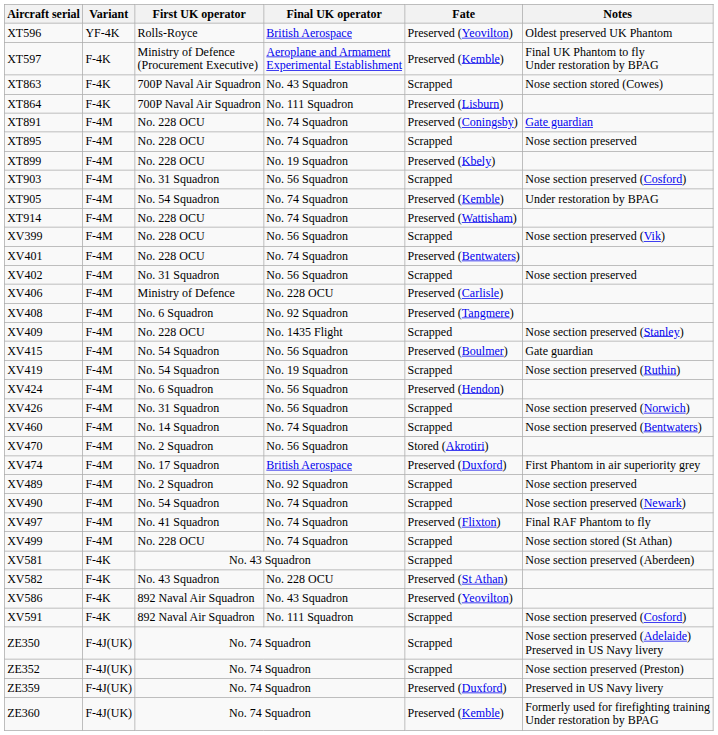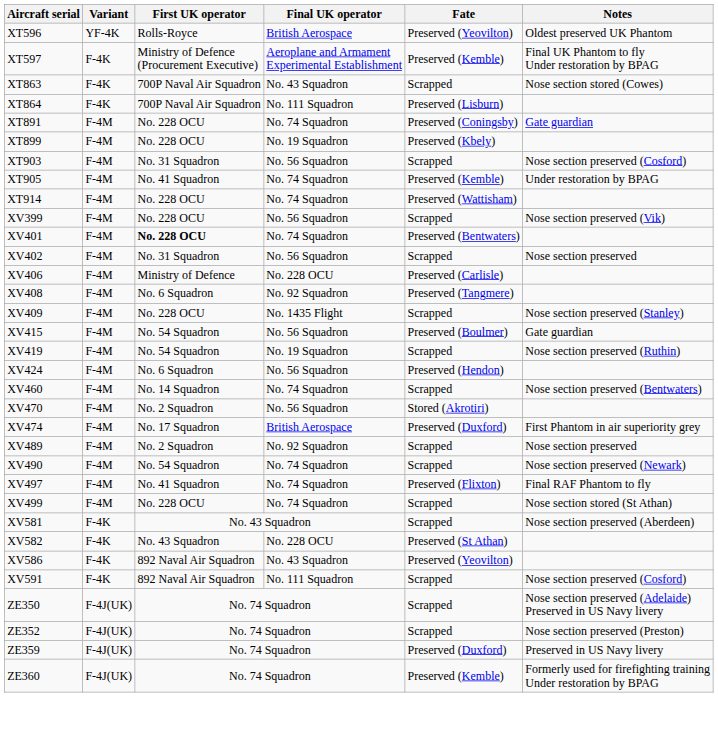- row: (24, 141)
(178, 198) No. 54 Squadron -> (178, 179) No. 41 Squadron
(171, 255) normal -> (172, 236) bold
- row: (25, 408)
